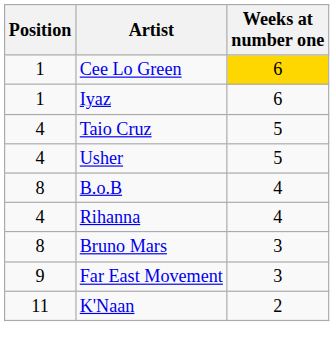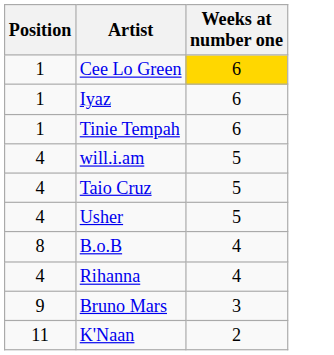+ row: (130, 128)
+ row: (112, 157)
(40, 246) 8 -> (40, 305) 9
- row: (151, 275)
